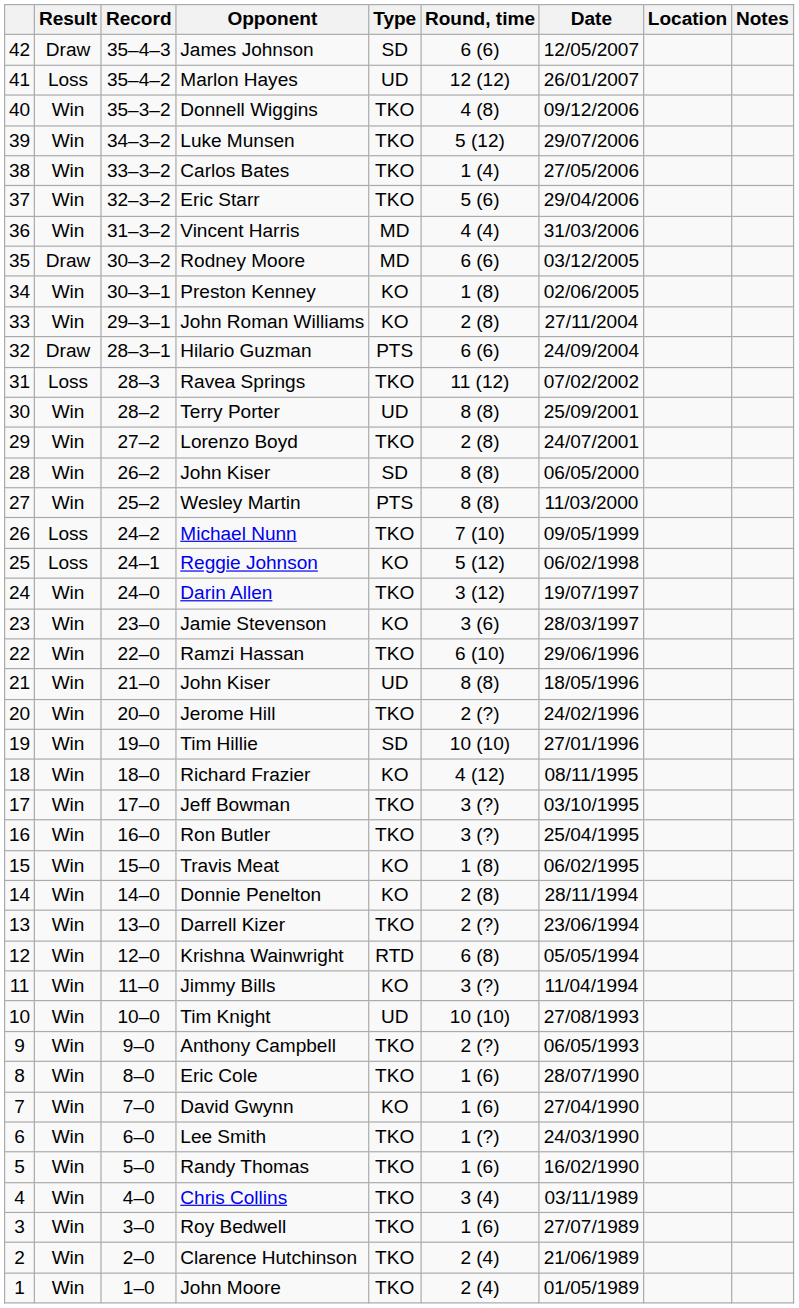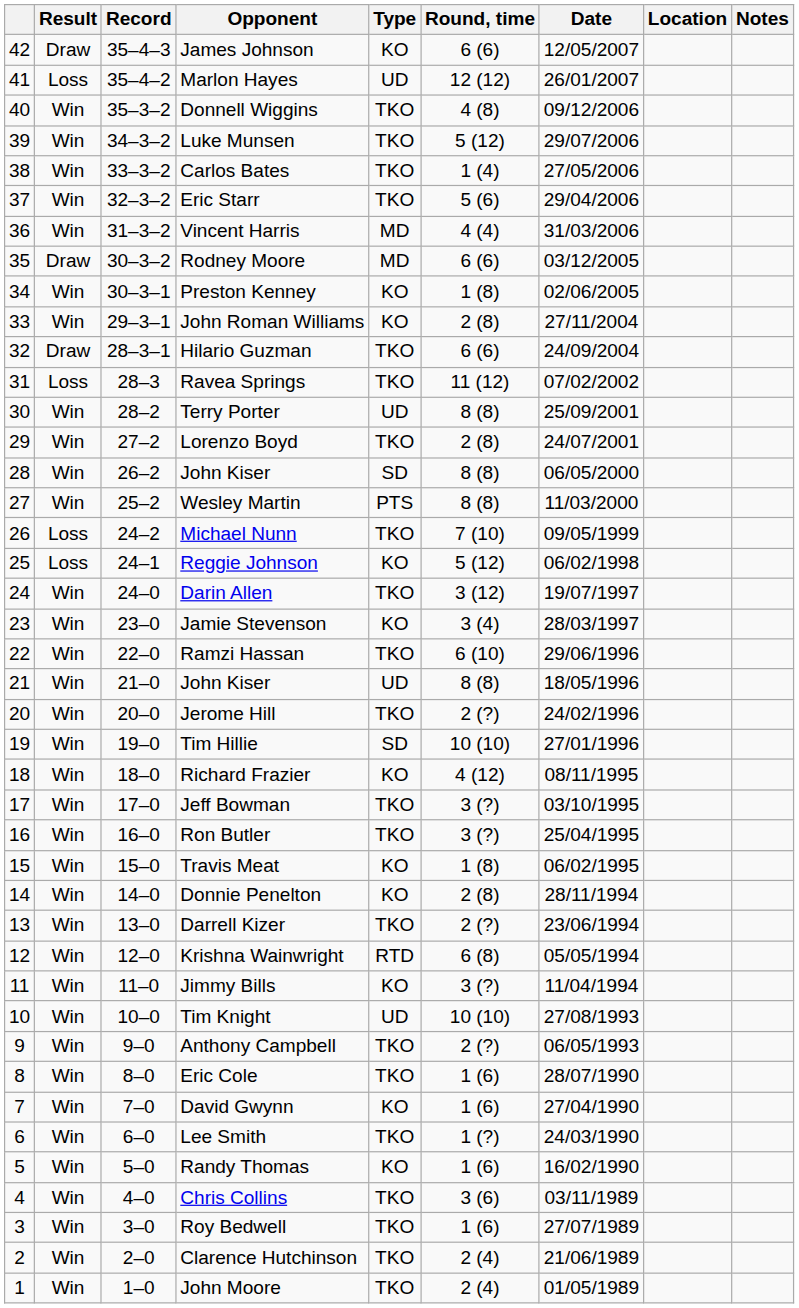(395, 49) SD -> (395, 49) KO
(395, 351) PTS -> (395, 351) TKO
(480, 623) 3 (6) -> (480, 623) 3 (4)
(395, 1167) TKO -> (395, 1167) KO
(480, 1197) 3 (4) -> (480, 1197) 3 (6)
